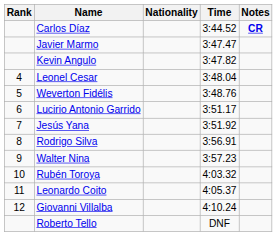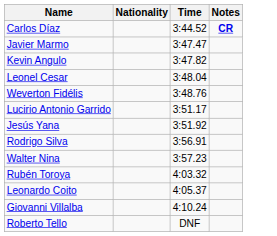- column: (19, 12)
